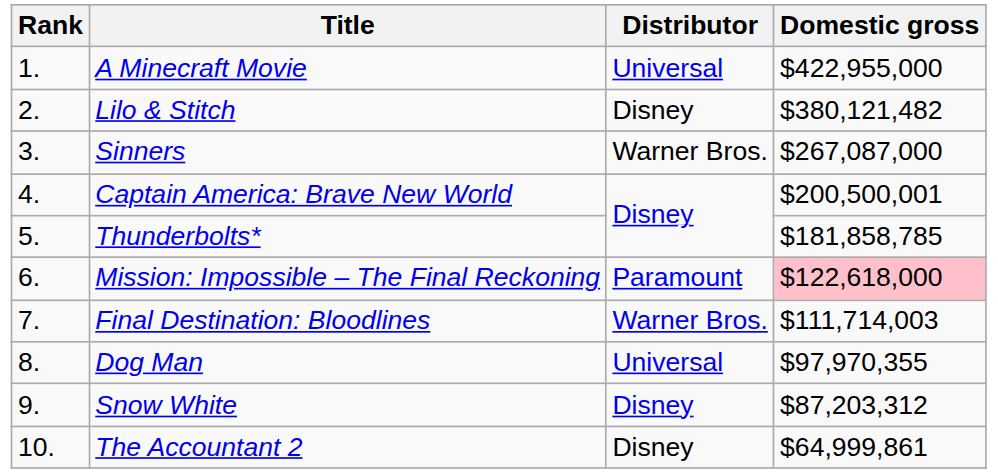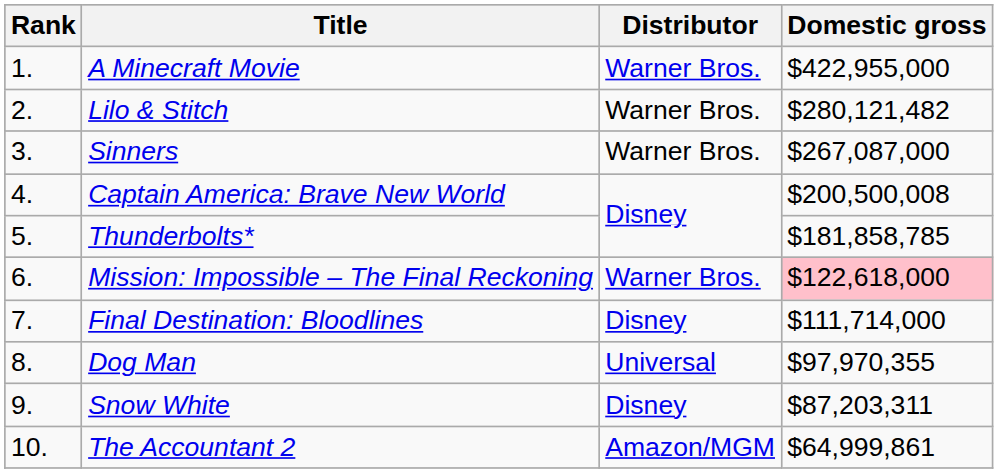(668, 67) Universal -> (683, 67) Warner Bros.
(653, 109) Disney -> (683, 109) Warner Bros.
(861, 109) $380,121,482 -> (868, 109) $280,121,482
(861, 194) $200,500,001 -> (868, 194) $200,500,008
(677, 278) Paramount -> (683, 278) Warner Bros.
(690, 320) Warner Bros. -> (646, 320) Disney
(859, 320) $111,714,003 -> (866, 320) $111,714,000
(854, 404) $87,203,312 -> (860, 404) $87,203,311
(653, 446) Disney -> (690, 446) Amazon/MGM
